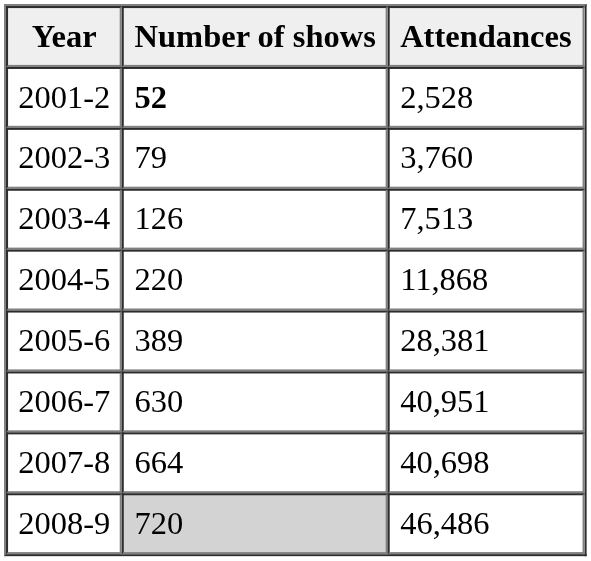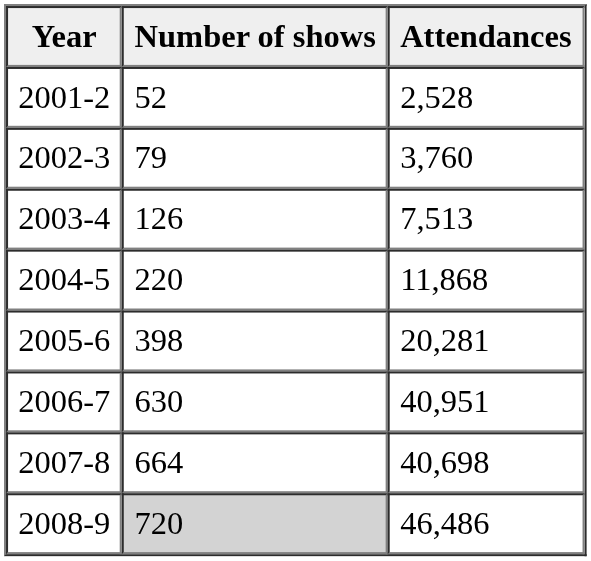(151, 96) bold -> (151, 96) normal
(159, 340) 389 -> (159, 340) 398
(445, 340) 28,381 -> (445, 340) 20,281
